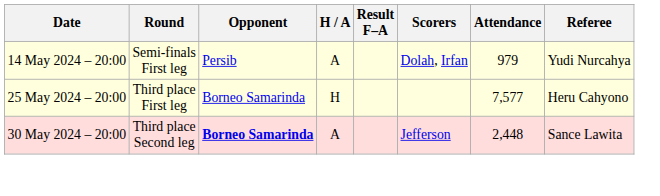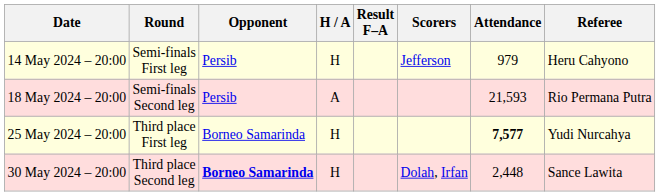(335, 60) A -> (335, 60) H
(434, 60) Dolah, Irfan -> (426, 60) Jefferson
(589, 60) Yudi Nurcahya -> (588, 60) Heru Cahyono
+ row: (67, 97)
(508, 97) normal -> (508, 135) bold
(588, 97) Heru Cahyono -> (589, 135) Yudi Nurcahya
(335, 135) A -> (335, 172) H
(426, 135) Jefferson -> (434, 172) Dolah, Irfan
